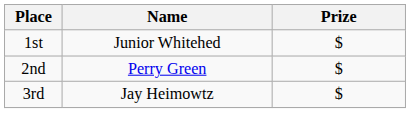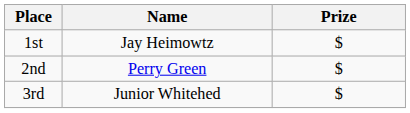(167, 42) Junior Whitehed -> (167, 42) Jay Heimowtz
(167, 94) Jay Heimowtz -> (167, 94) Junior Whitehed
